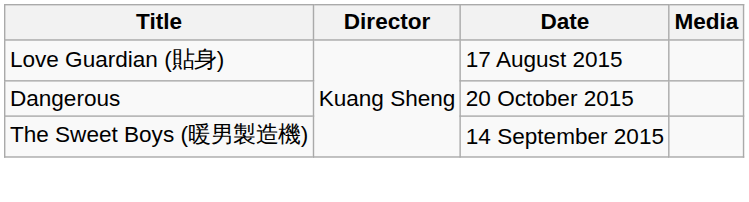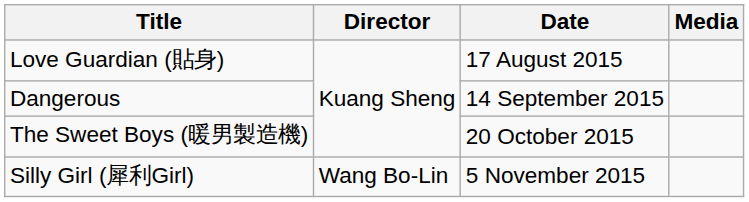(550, 98) 20 October 2015 -> (565, 98) 14 September 2015
(565, 136) 14 September 2015 -> (550, 136) 20 October 2015
+ row: (102, 175)
